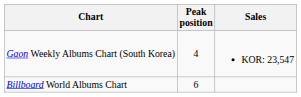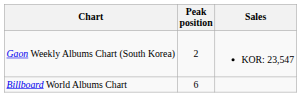(196, 53) 4 -> (196, 53) 2
